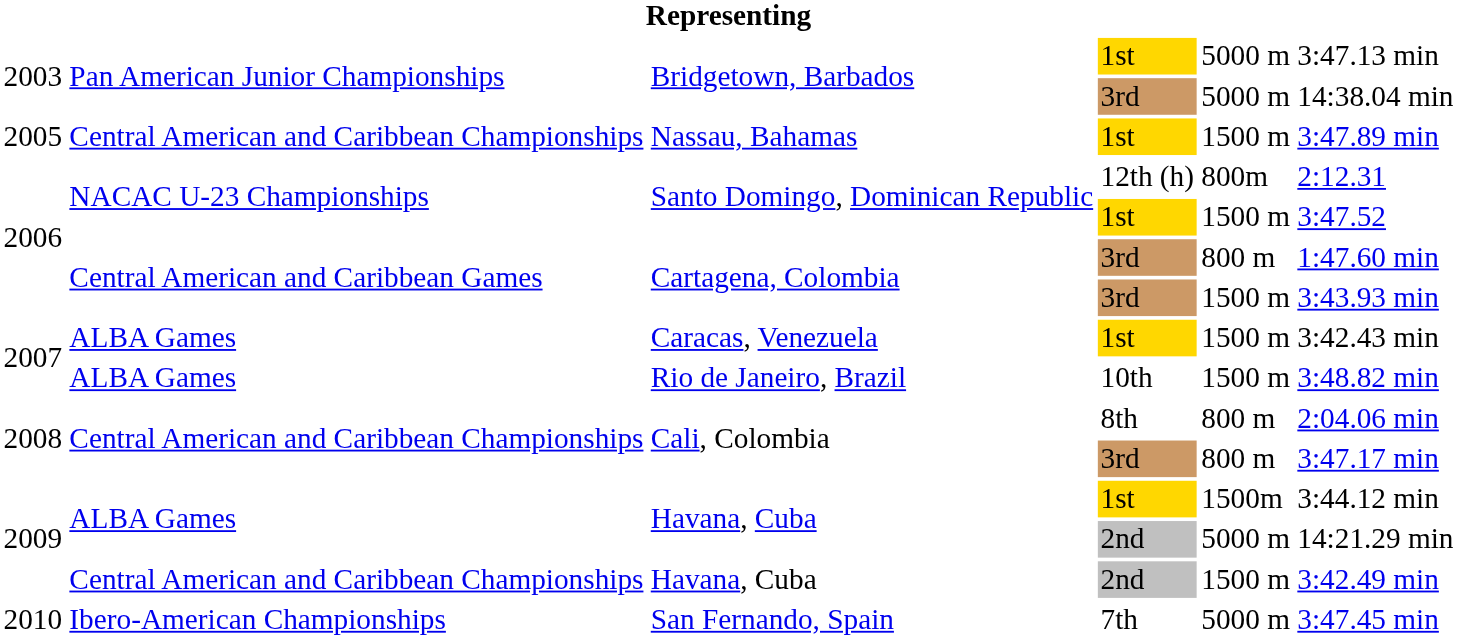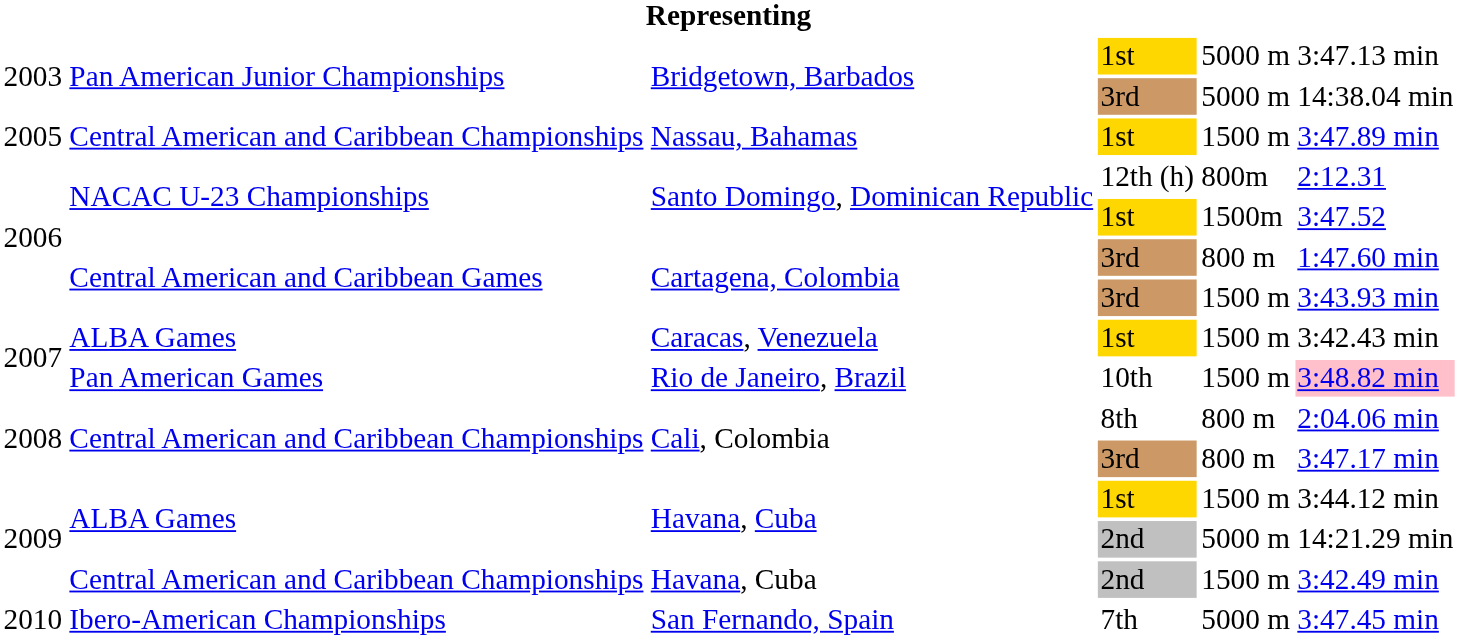(1246, 216) 1500 m -> (1242, 216) 1500m
(153, 377) ALBA Games -> (196, 377) Pan American Games
(1368, 377) no background -> (1368, 377) pink background
(1242, 498) 1500m -> (1246, 498) 1500 m
